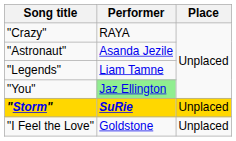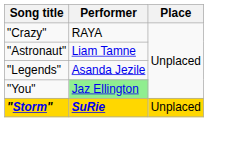(136, 51) Asanda Jezile -> (104, 51) Liam Tamne
(131, 70) Liam Tamne -> (109, 70) Asanda Jezile
- row: (50, 126)
